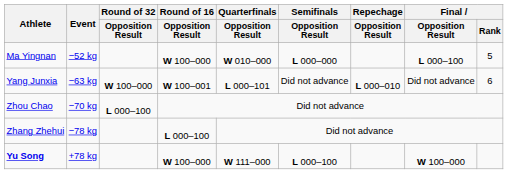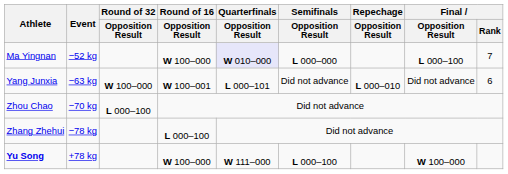(247, 61) no background -> (247, 61) lavender background
(490, 56) 5 -> (490, 56) 7
